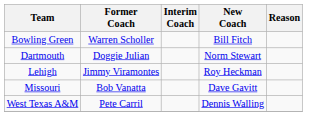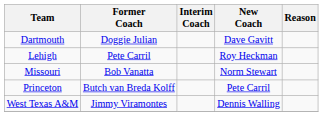- row: (42, 39)
(233, 55) Norm Stewart -> (248, 39) Dave Gavitt
(121, 71) Jimmy Viramontes -> (129, 55) Pete Carril
(233, 87) Dave Gavitt -> (248, 71) Norm Stewart
+ row: (42, 87)
(121, 103) Pete Carril -> (129, 103) Jimmy Viramontes
